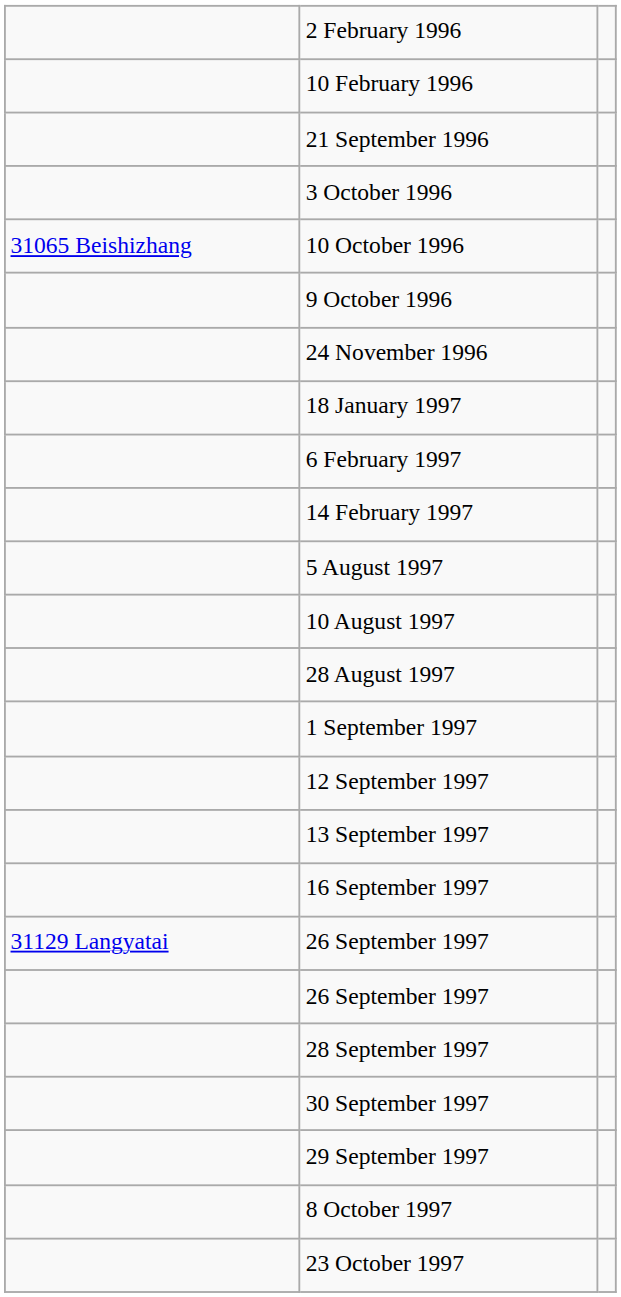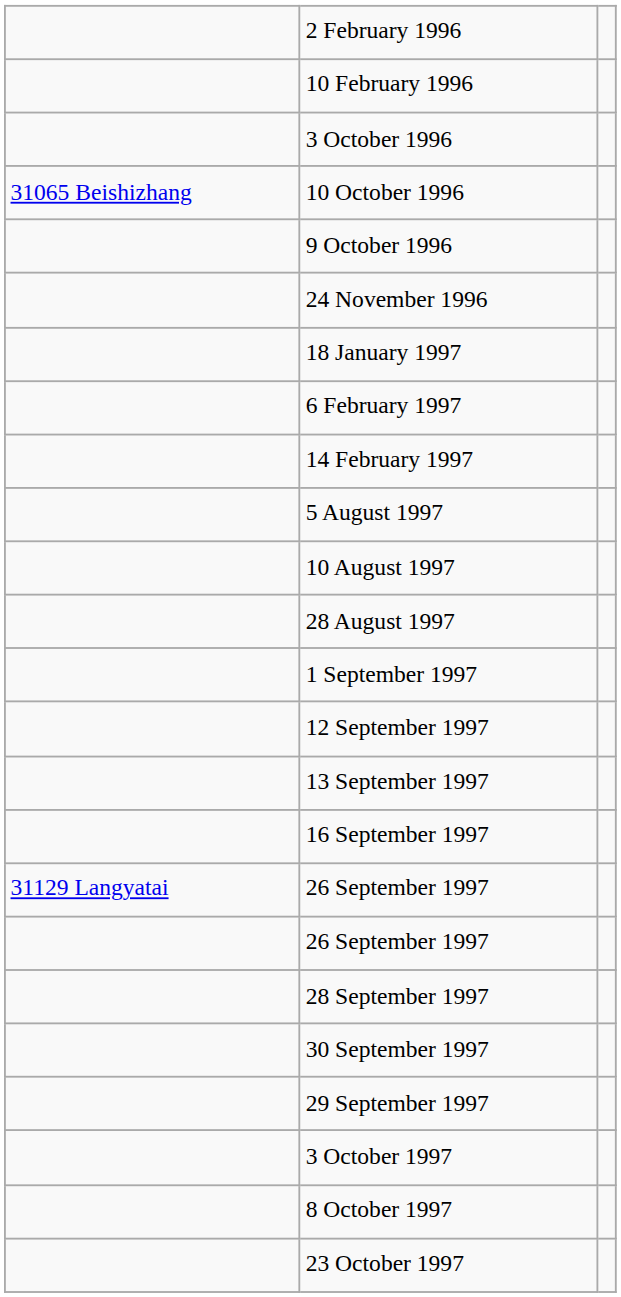- row: (152, 139)
+ row: (152, 1158)
